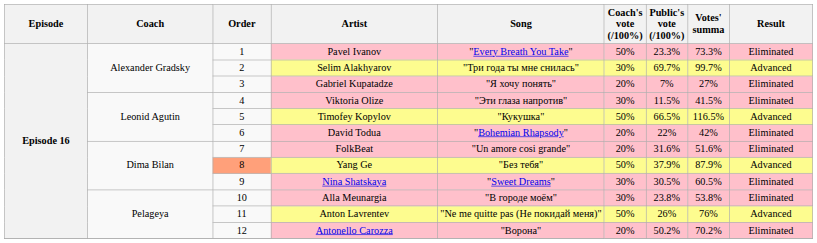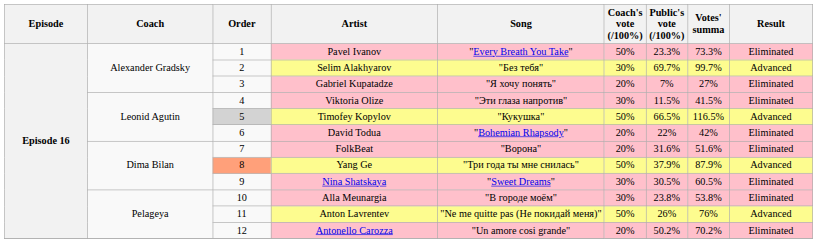(521, 68) "Три года ты мне снилась" -> (521, 68) "Без тебя"
(242, 116) no background -> (242, 116) lightgrey background
(521, 149) "Un amore cosi grande" -> (521, 149) "Ворона"
(521, 165) "Без тебя" -> (521, 165) "Три года ты мне снилась"
(521, 230) "Ворона" -> (521, 230) "Un amore cosi grande"
